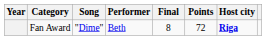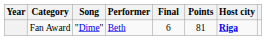(168, 27) 8 -> (168, 27) 6
(201, 27) 72 -> (201, 27) 81
